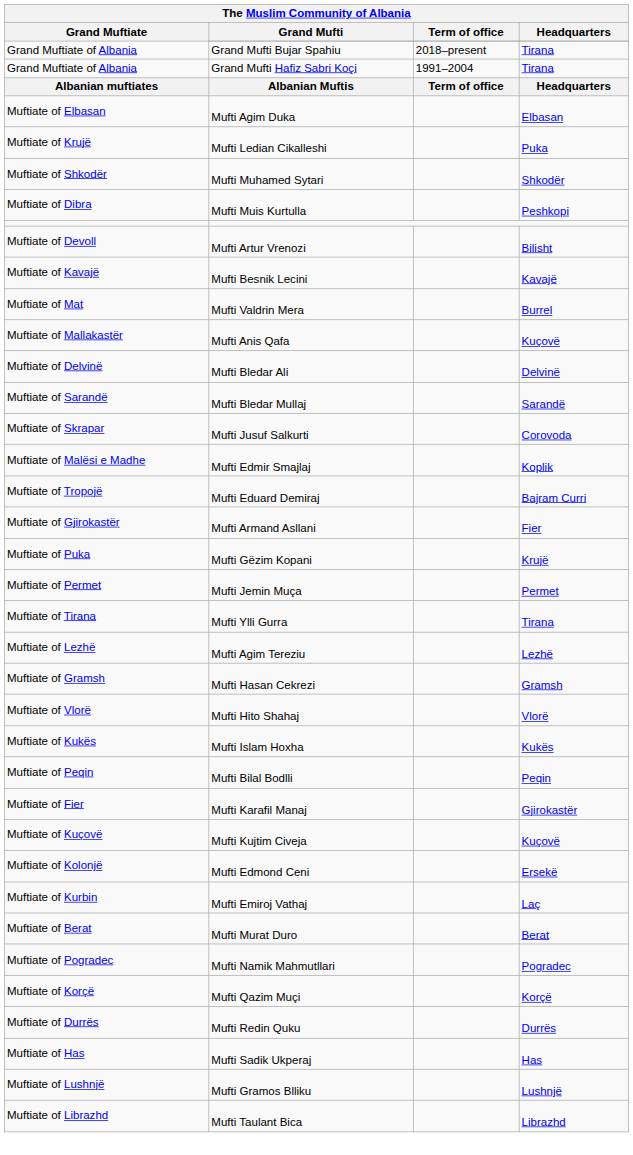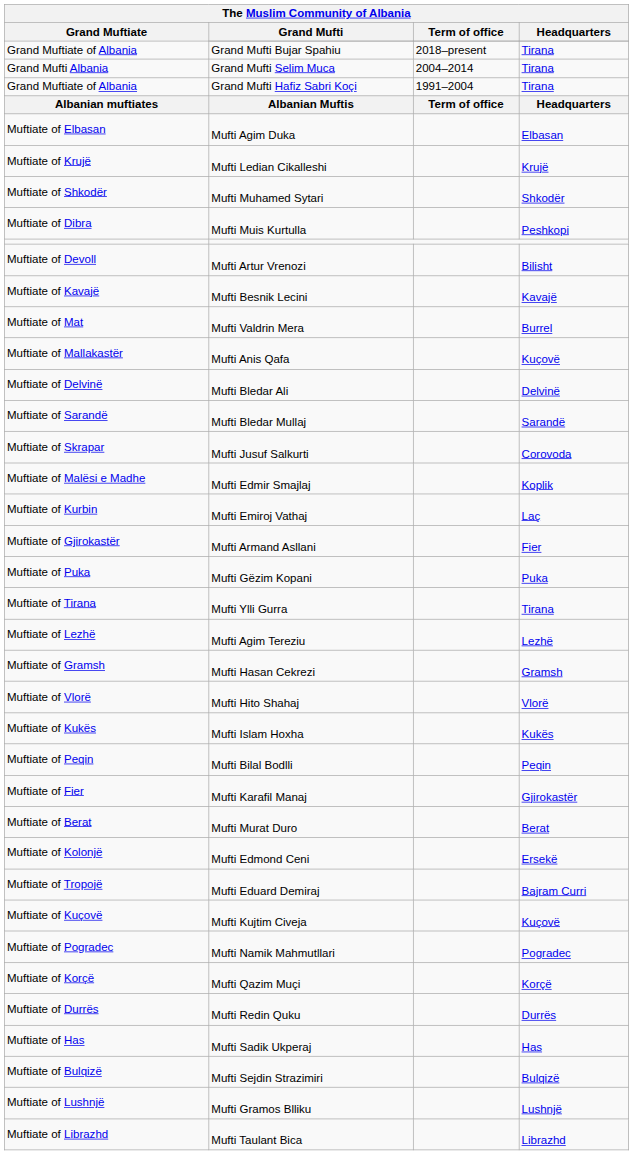+ row: (58, 68)
(535, 149) Puka -> (535, 167) Krujë
rows swapped: (55, 491) <-> (52, 897)
(535, 560) Krujë -> (535, 578) Puka
- row: (54, 585)
rows swapped: (55, 835) <-> (49, 928)
+ row: (54, 1071)
